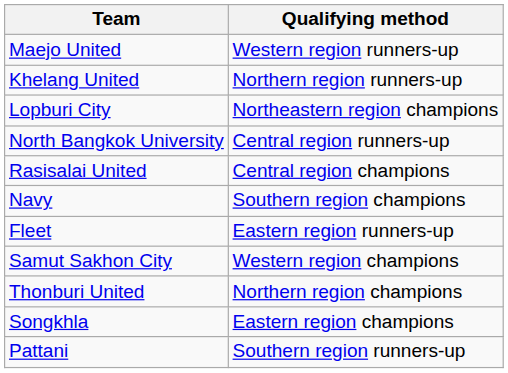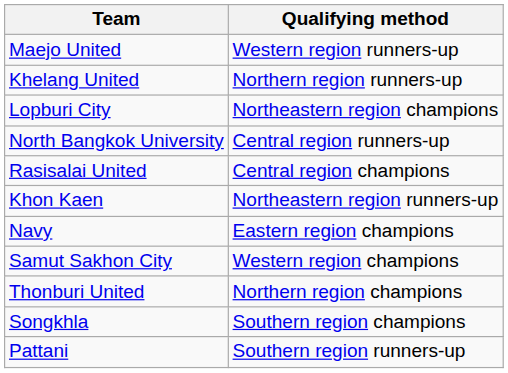+ row: (56, 200)
(349, 200) Southern region champions -> (343, 230) Eastern region champions
- row: (30, 230)
(343, 321) Eastern region champions -> (349, 321) Southern region champions
